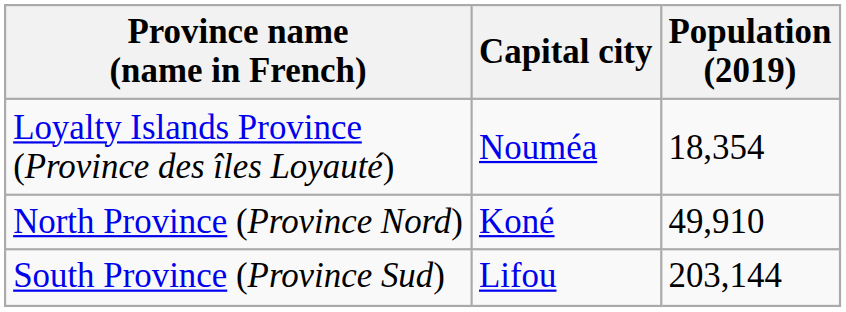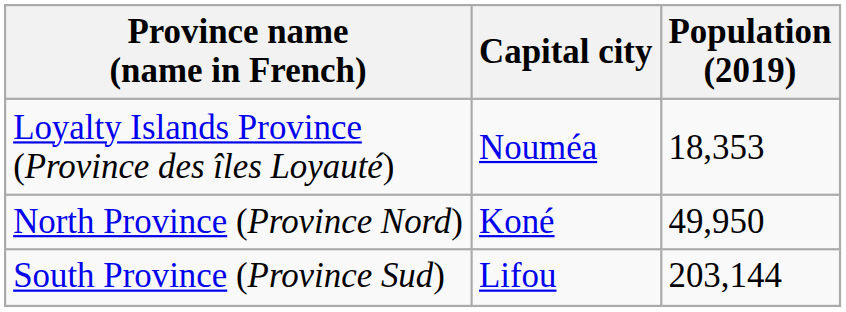(716, 146) 18,354 -> (716, 146) 18,353
(716, 221) 49,910 -> (716, 221) 49,950
